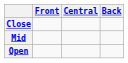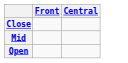- column: (112, 11)
